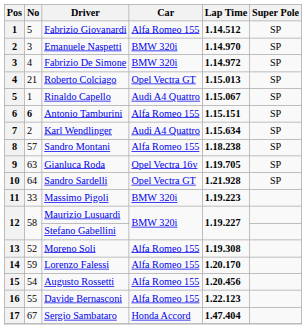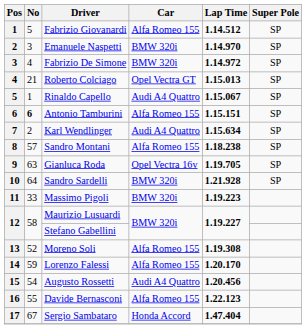(164, 180) Opel Vectra GT -> (154, 180) BMW 320i
(165, 281) Alfa Romeo 155 -> (166, 281) Audi A4 Quattro
